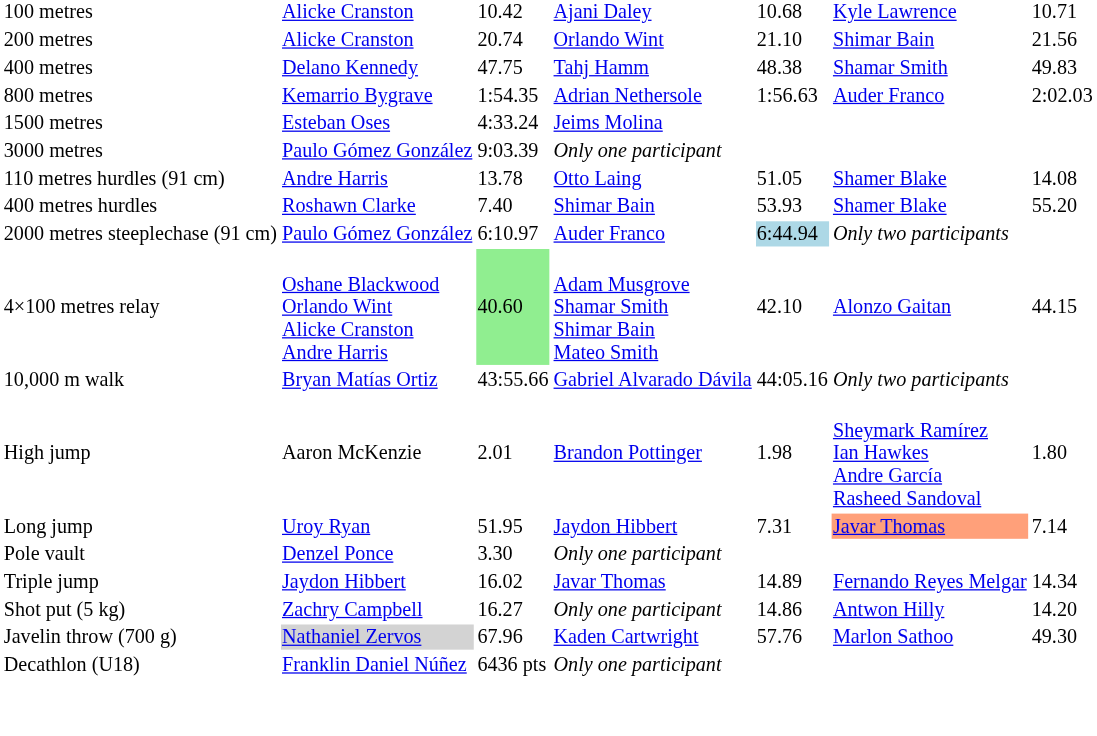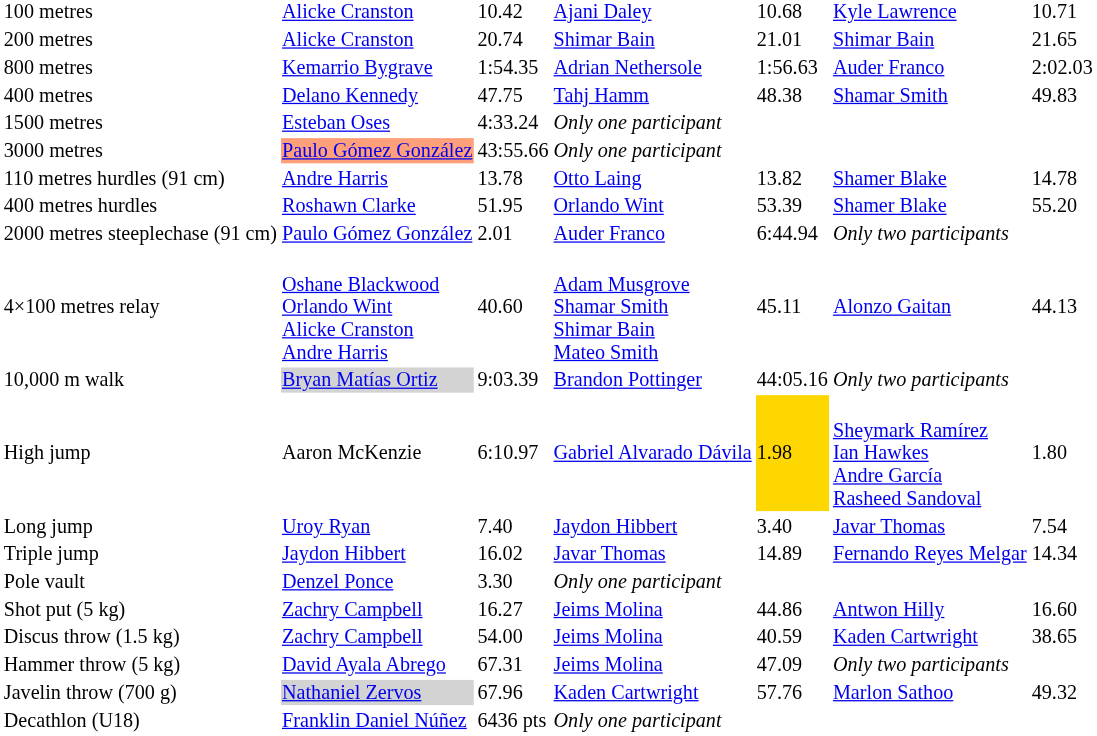(609, 39) Orlando Wint -> (604, 39) Shimar Bain
(779, 39) 21.10 -> (779, 39) 21.01
(1054, 39) 21.56 -> (1054, 39) 21.65
rows swapped: (48, 67) <-> (48, 95)
(608, 122) Jeims Molina -> (638, 122) Only one participant
(377, 150) no background -> (377, 150) lightsalmon background
(508, 150) 9:03.39 -> (513, 150) 43:55.66
(779, 178) 51.05 -> (779, 178) 13.82
(1054, 178) 14.08 -> (1054, 178) 14.78
(495, 206) 7.40 -> (500, 206) 51.95
(604, 206) Shimar Bain -> (609, 206) Orlando Wint
(779, 206) 53.93 -> (779, 206) 53.39
(508, 233) 6:10.97 -> (495, 233) 2.01
(787, 233) lightblue background -> (787, 233) no background
(500, 306) lightgreen background -> (500, 306) no background
(779, 306) 42.10 -> (779, 306) 45.11
(1054, 306) 44.15 -> (1054, 306) 44.13
(360, 379) no background -> (360, 379) lightgrey background
(513, 379) 43:55.66 -> (508, 379) 9:03.39
(653, 379) Gabriel Alvarado Dávila -> (628, 379) Brandon Pottinger
(495, 452) 2.01 -> (508, 452) 6:10.97
(628, 452) Brandon Pottinger -> (653, 452) Gabriel Alvarado Dávila
(774, 452) no background -> (774, 452) gold background
(500, 526) 51.95 -> (495, 526) 7.40
(774, 526) 7.31 -> (774, 526) 3.40
(889, 526) lightsalmon background -> (889, 526) no background
(1049, 526) 7.14 -> (1049, 526) 7.54
rows swapped: (51, 581) <-> (44, 553)
(638, 609) Only one participant -> (608, 609) Jeims Molina
(779, 609) 14.86 -> (779, 609) 44.86
(1054, 609) 14.20 -> (1054, 609) 16.60
+ row: (92, 636)
+ row: (92, 664)
(1054, 636) 49.30 -> (1054, 692) 49.32
